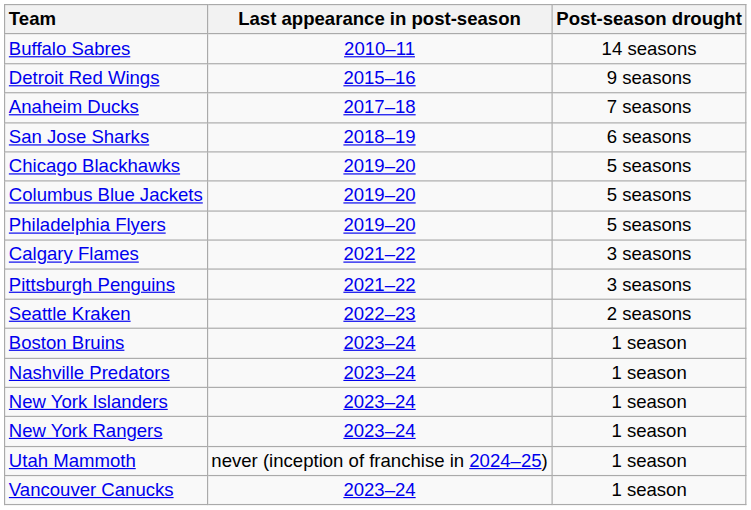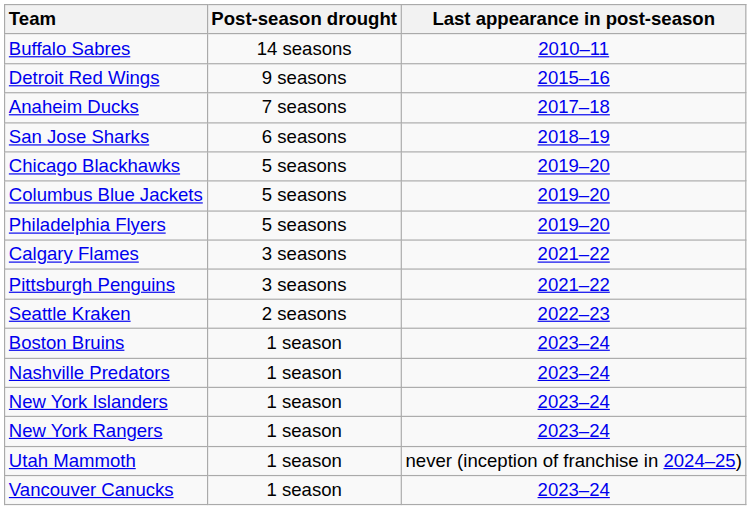columns swapped: (380, 19) <-> (649, 19)
